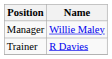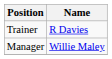rows swapped: (26, 29) <-> (22, 46)
